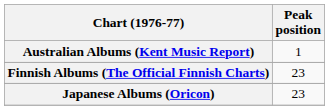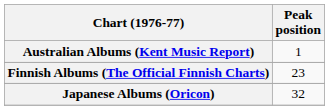(298, 94) 23 -> (298, 94) 32
